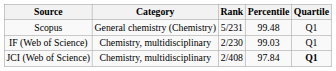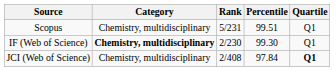(155, 27) General chemistry (Chemistry) -> (154, 27) Chemistry, multidisciplinary
(269, 27) 99.48 -> (267, 27) 99.51
(155, 43) normal -> (154, 43) bold
(269, 43) 99.03 -> (267, 43) 99.30
